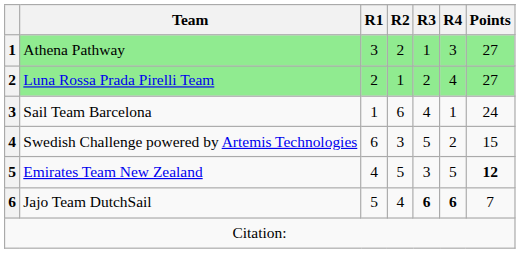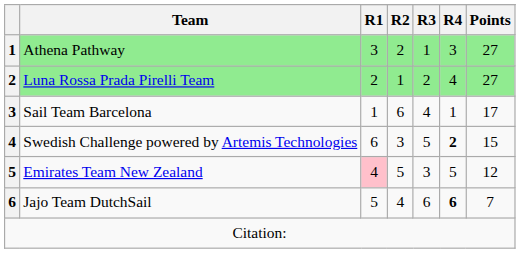(490, 111) 24 -> (490, 111) 17
(453, 142) normal -> (453, 142) bold
(374, 172) no background -> (374, 172) pink background
(490, 172) bold -> (490, 172) normal
(427, 203) bold -> (427, 203) normal
